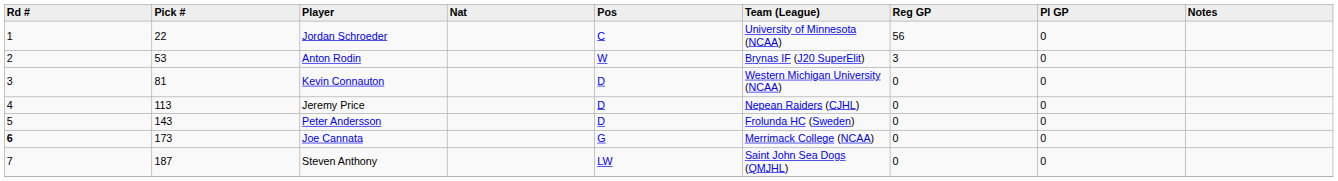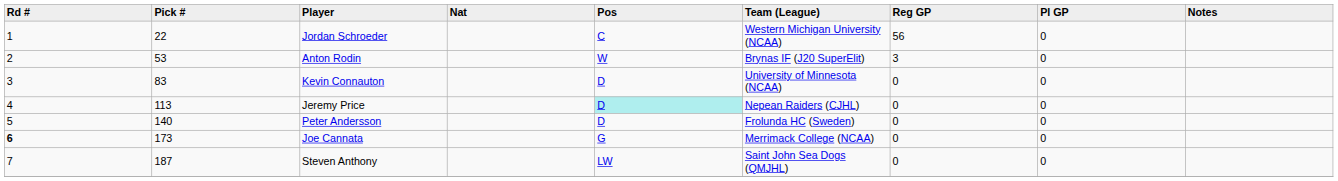(801, 36) University of Minnesota (NCAA) -> (813, 36) Western Michigan University (NCAA)
(160, 82) 81 -> (160, 82) 83
(813, 82) Western Michigan University (NCAA) -> (801, 82) University of Minnesota (NCAA)
(601, 105) no background -> (601, 105) paleturquoise background
(163, 122) 143 -> (163, 122) 140
